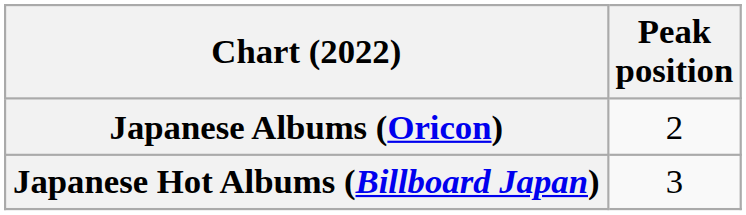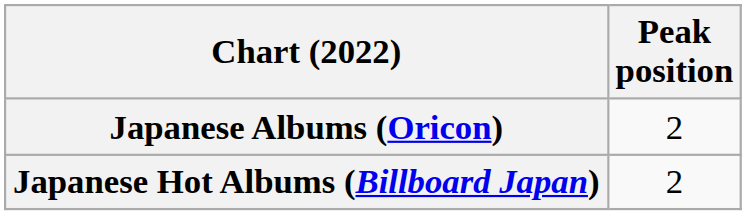(674, 181) 3 -> (674, 181) 2
